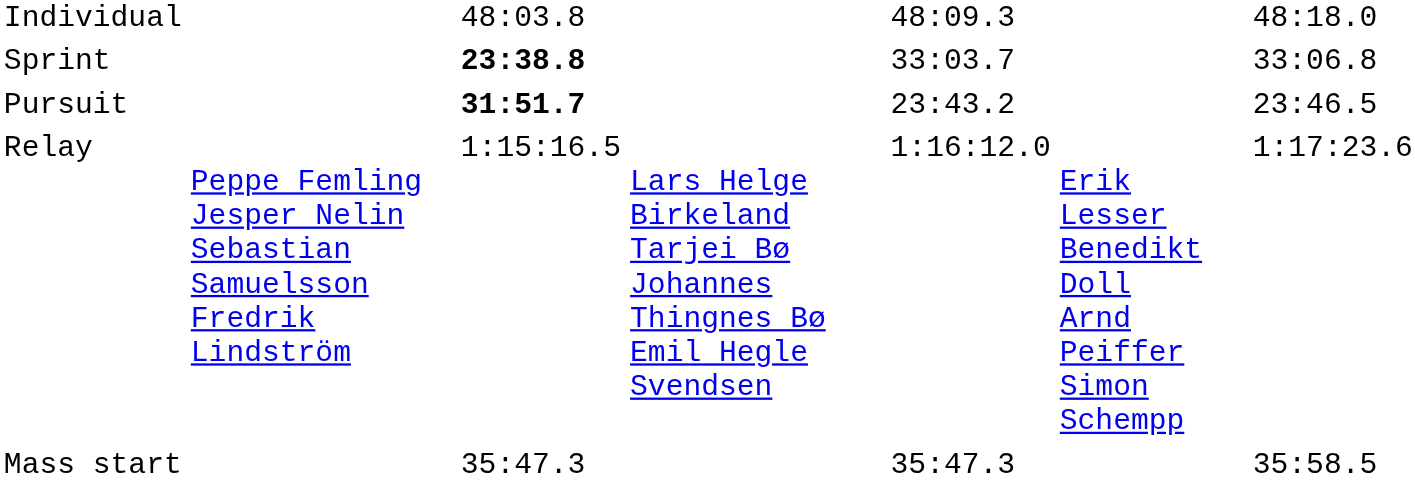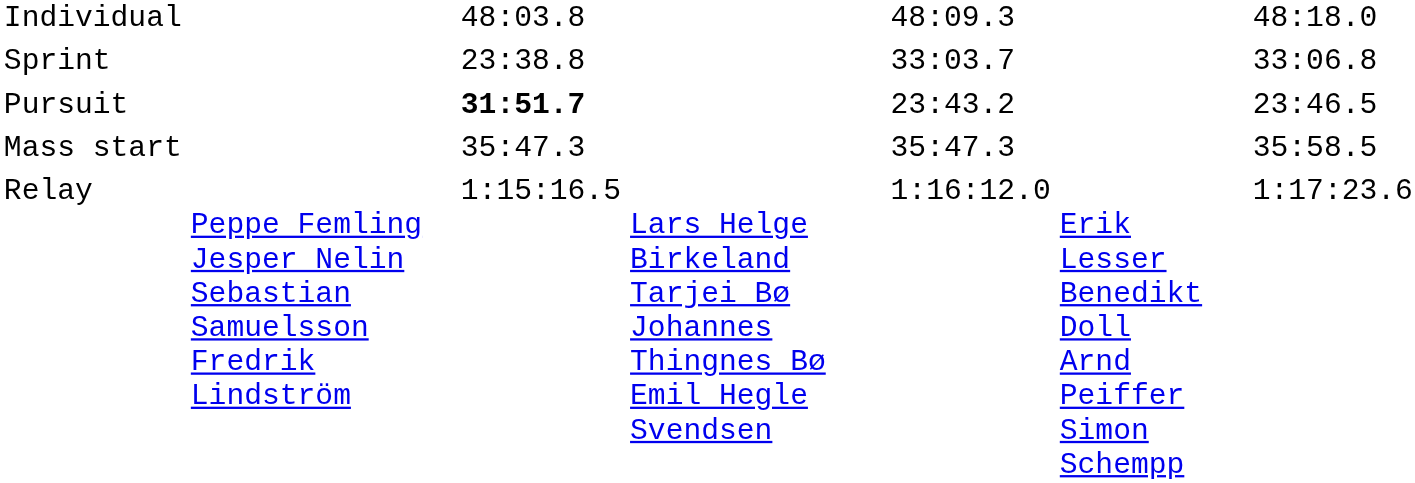(523, 61) bold -> (523, 61) normal
rows swapped: (93, 465) <-> (48, 148)
